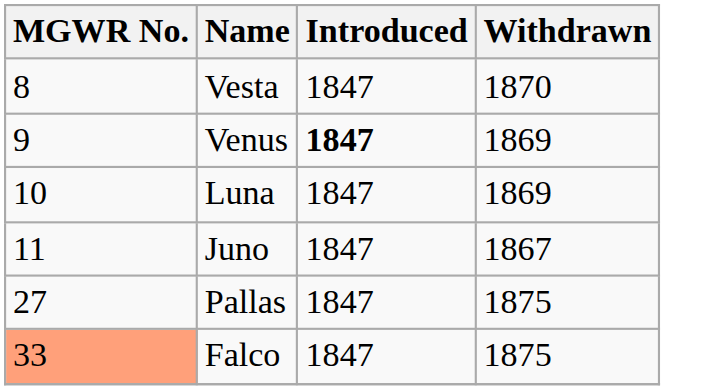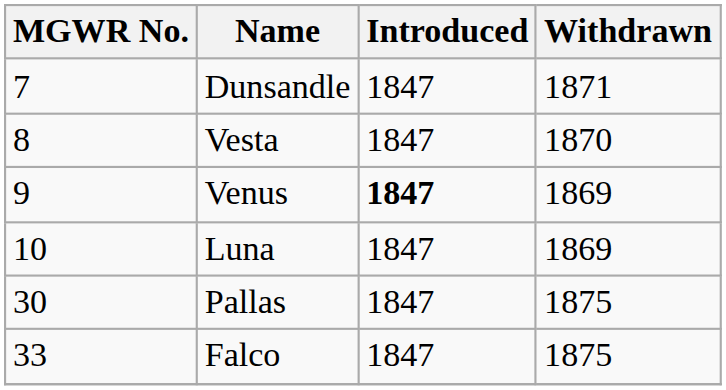+ row: (278, 85)
- row: (237, 247)
(30, 301) 27 -> (30, 301) 30
(30, 355) lightsalmon background -> (30, 355) no background
